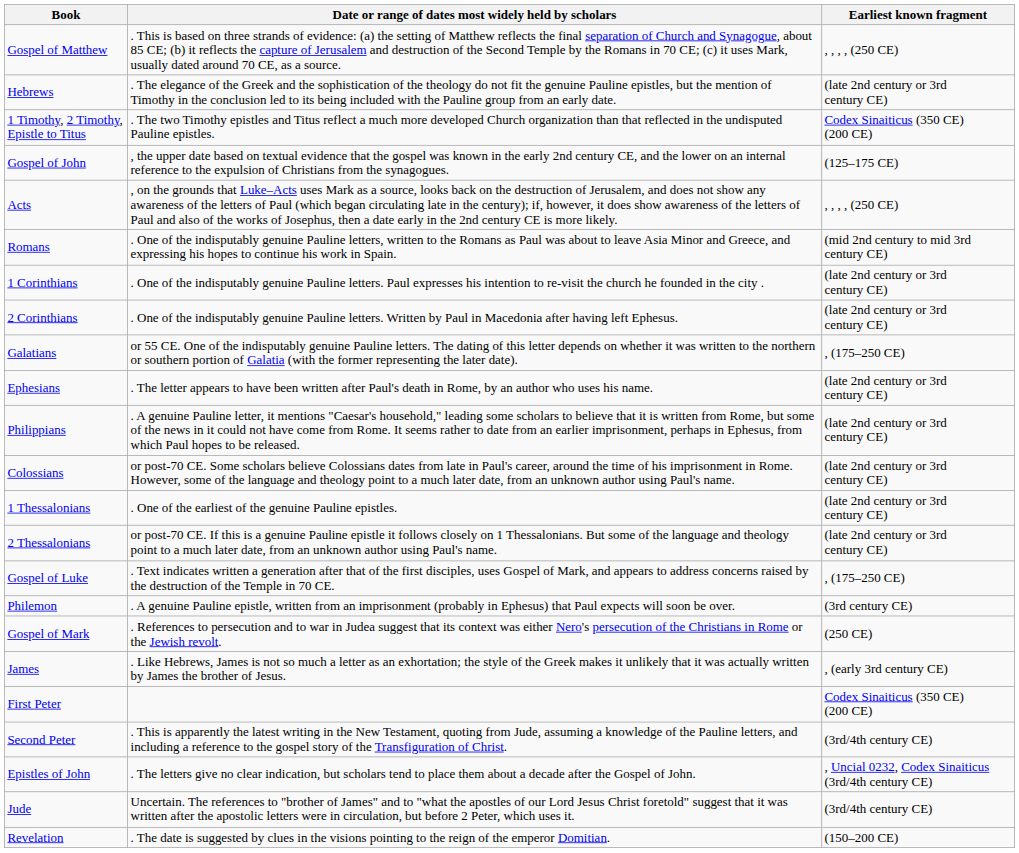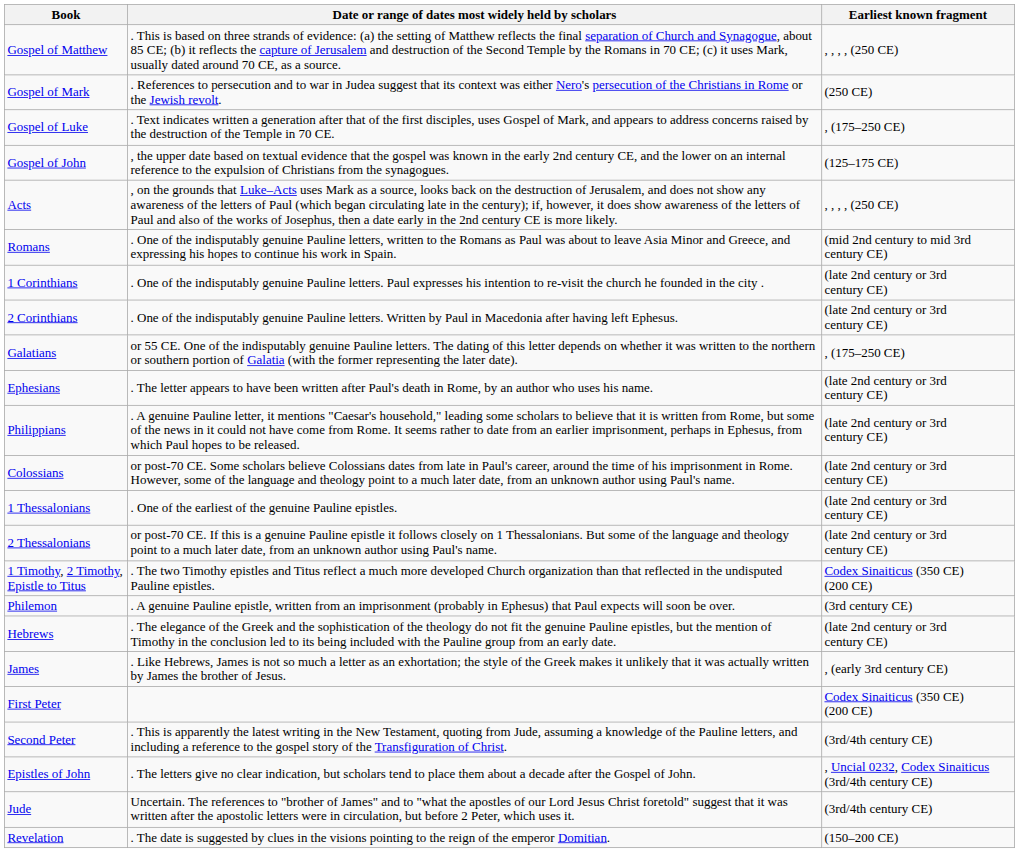rows swapped: (48, 633) <-> (30, 92)
rows swapped: (48, 578) <-> (65, 127)
